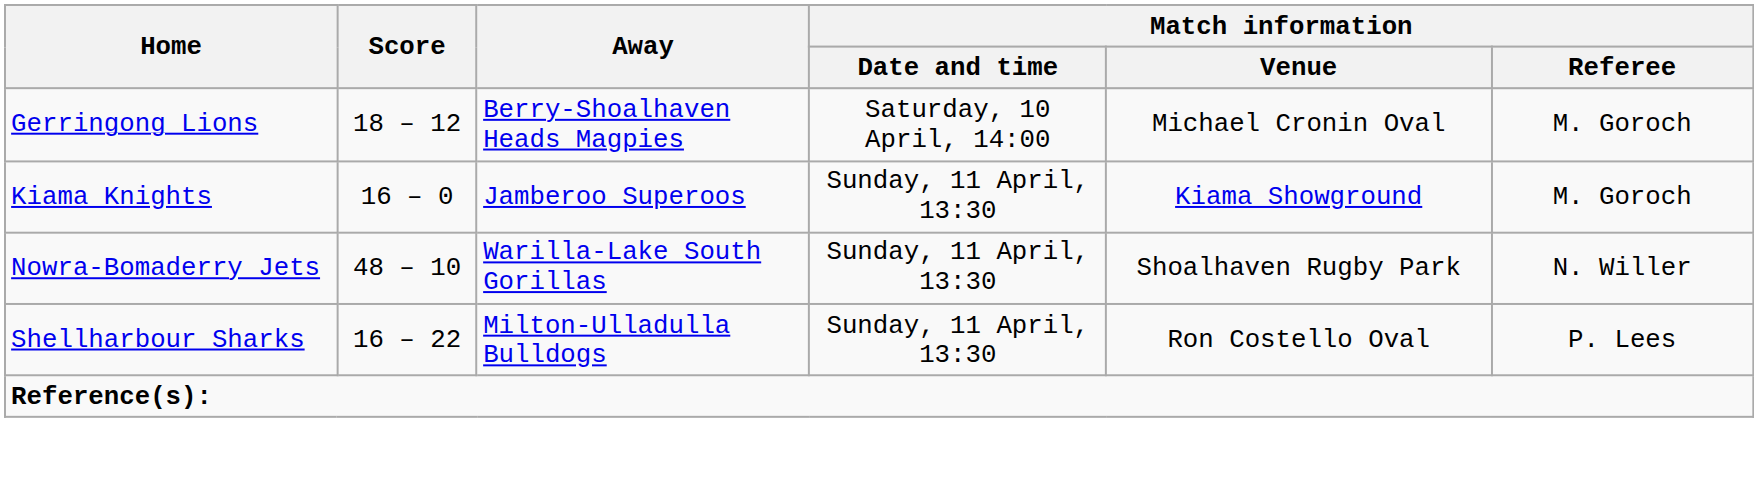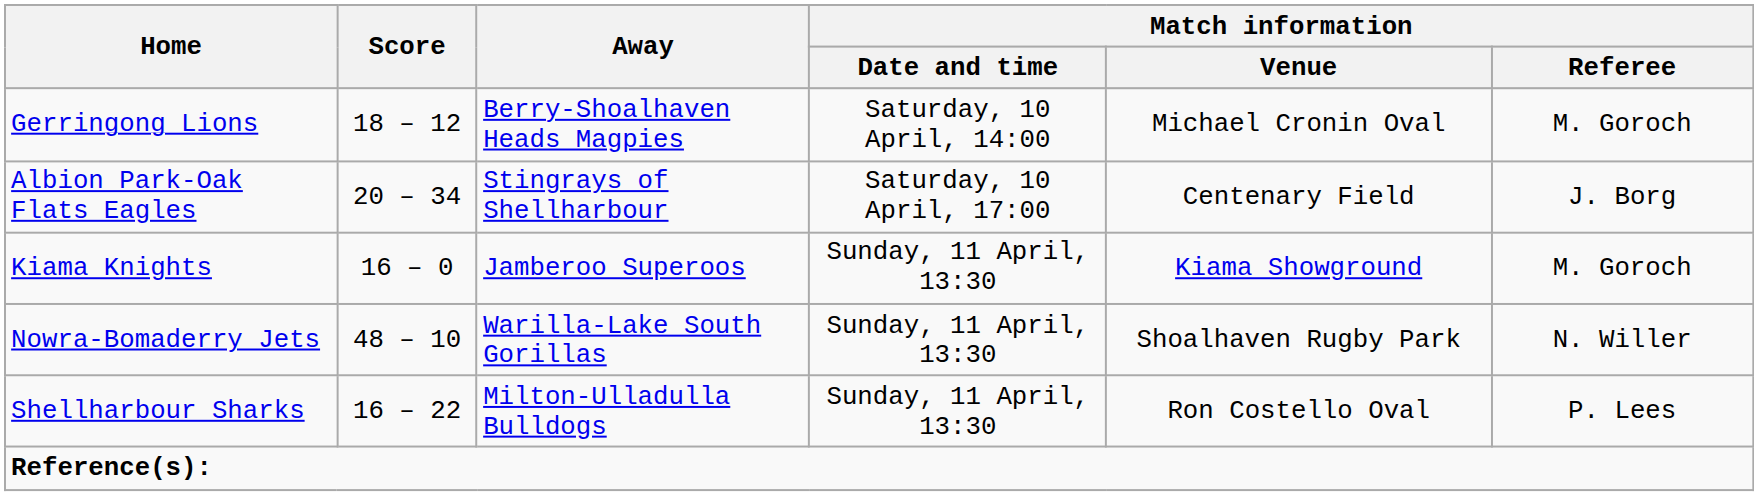+ row: (127, 196)
